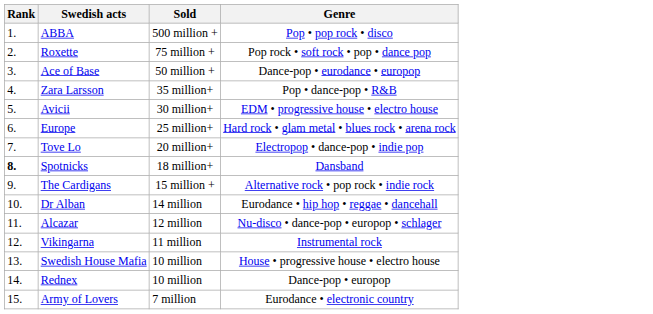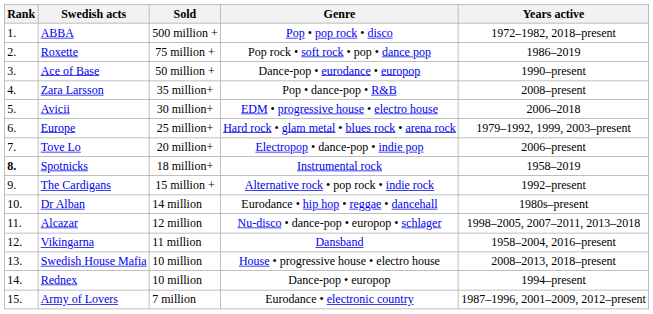+ column: (554, 14)
(339, 166) Dansband -> (339, 166) Instrumental rock
(339, 242) Instrumental rock -> (339, 242) Dansband
